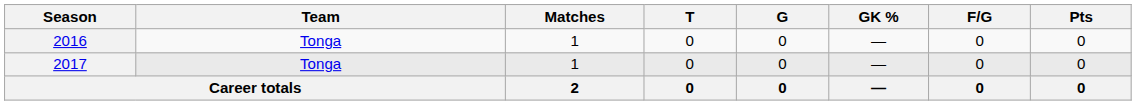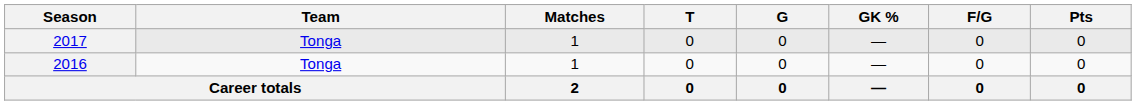rows swapped: (70, 41) <-> (70, 65)
